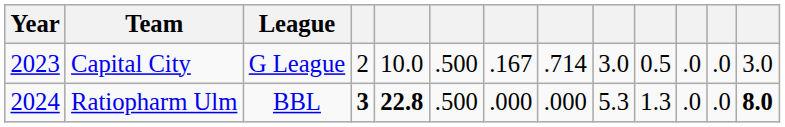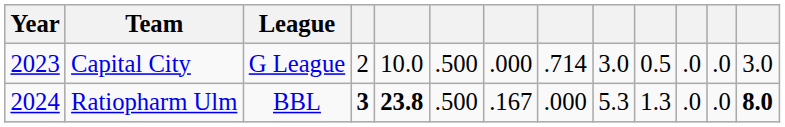(511, 63) .167 -> (511, 63) .000
(402, 102) 22.8 -> (402, 102) 23.8
(511, 102) .000 -> (511, 102) .167
